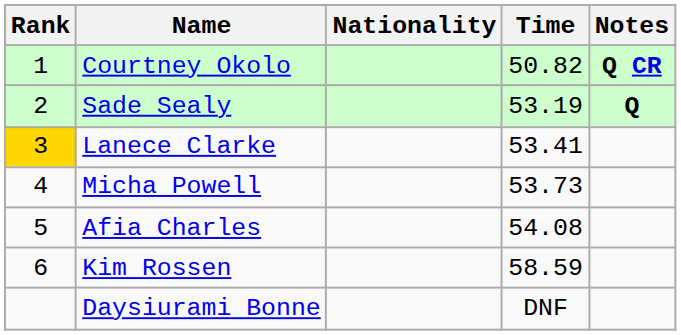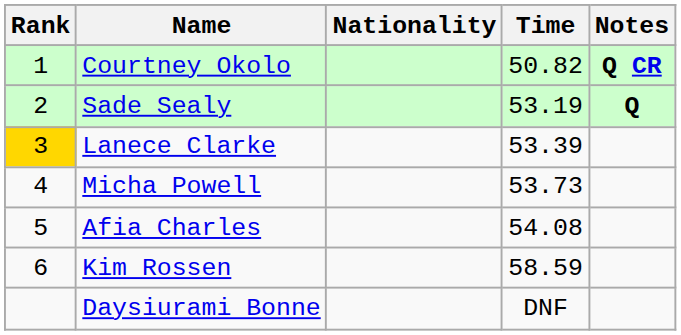(546, 147) 53.41 -> (546, 147) 53.39
